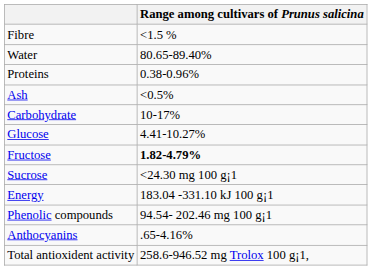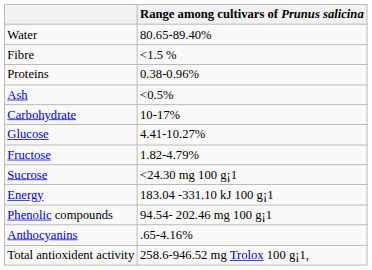rows swapped: (22, 54) <-> (21, 34)
(171, 154) bold -> (170, 154) normal
